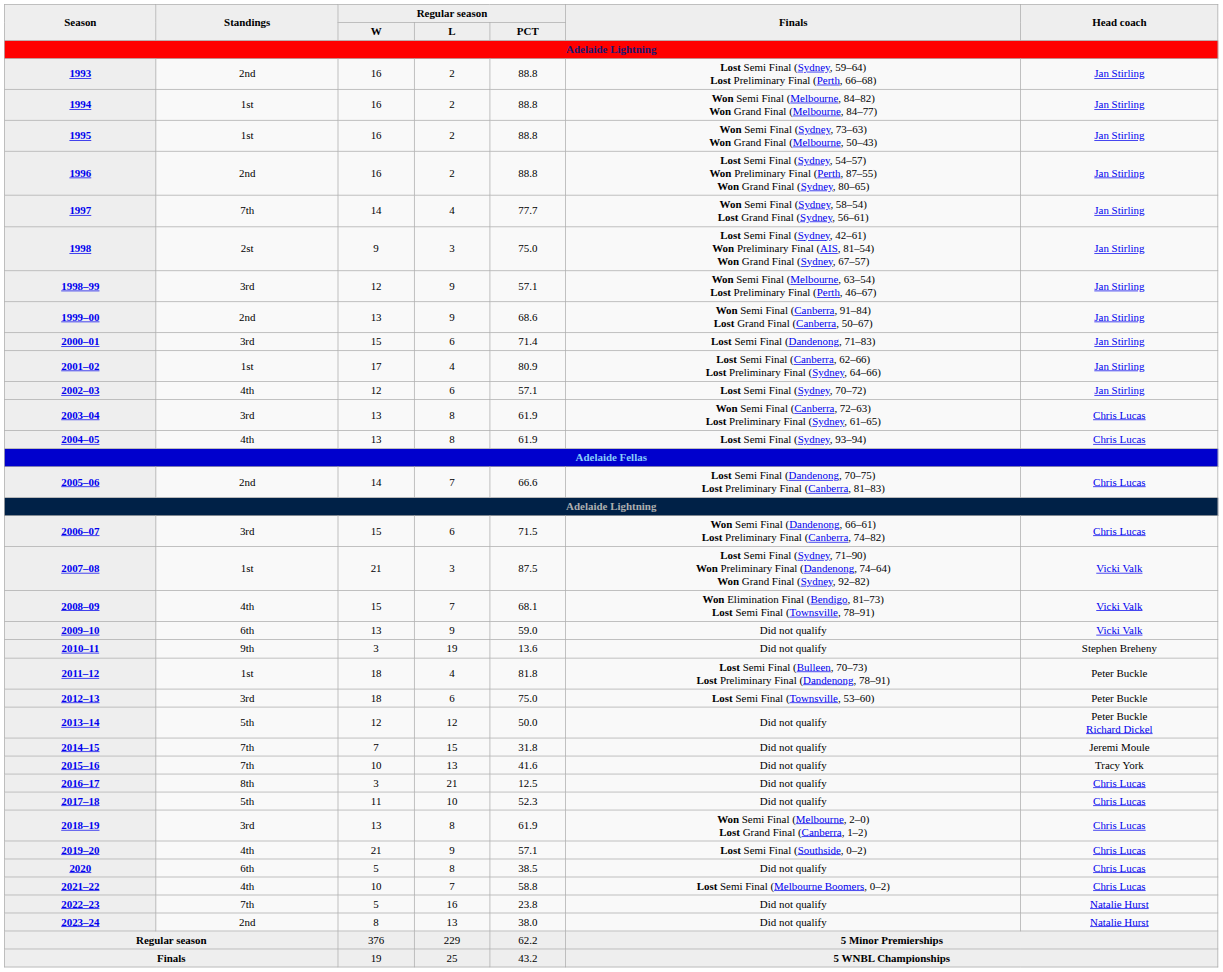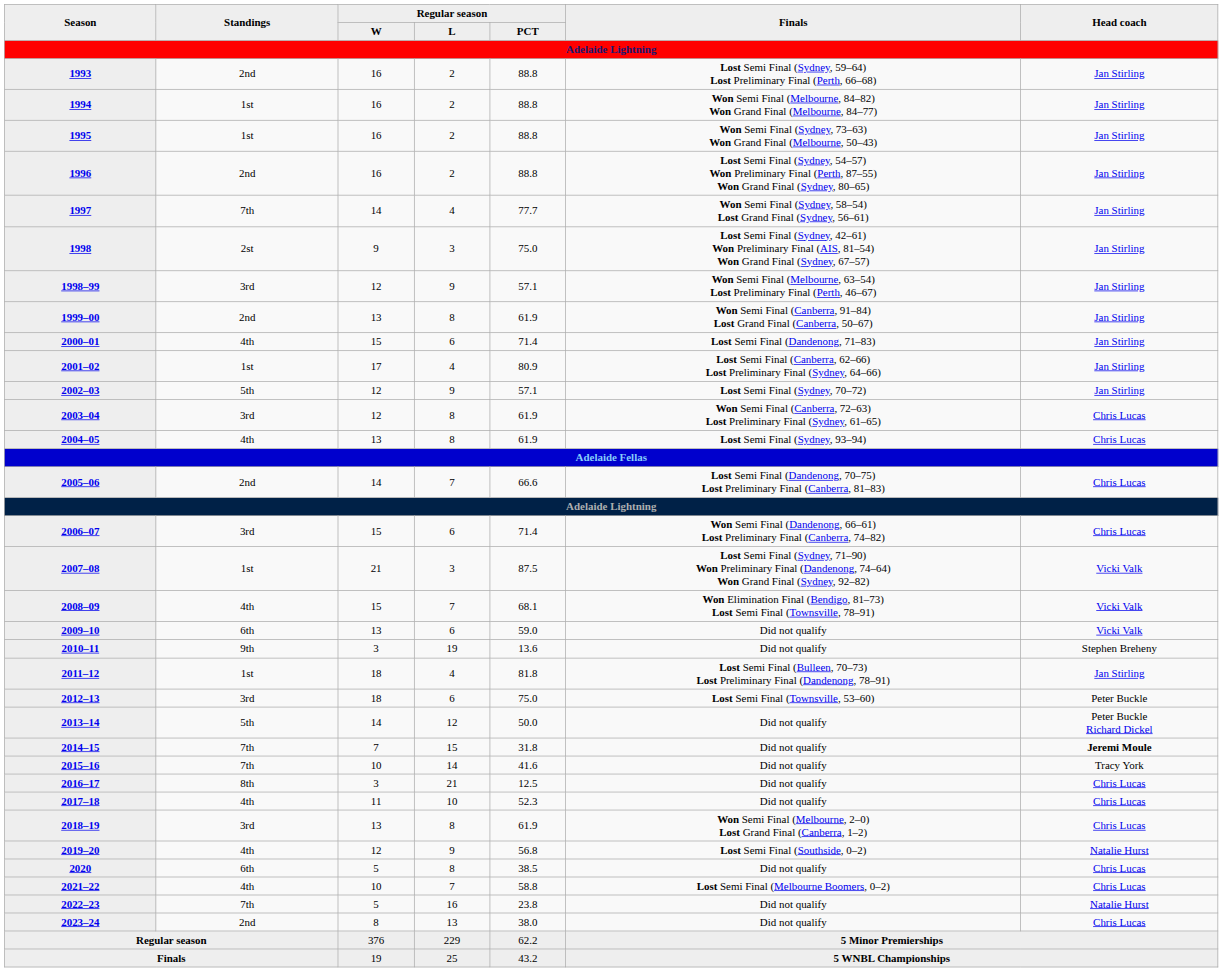(452, 317) 9 -> (452, 317) 8
(528, 317) 68.6 -> (528, 317) 61.9
(247, 341) 3rd -> (247, 341) 4th
(247, 390) 4th -> (247, 390) 5th
(452, 390) 6 -> (452, 390) 9
(376, 415) 13 -> (376, 415) 12
(528, 531) 71.5 -> (528, 531) 71.4
(452, 631) 9 -> (452, 631) 6
(1119, 673) Peter Buckle -> (1119, 673) Jan Stirling
(376, 722) 12 -> (376, 722) 14
(1119, 747) normal -> (1119, 747) bold
(452, 765) 13 -> (452, 765) 14
(247, 801) 5th -> (247, 801) 4th
(376, 850) 21 -> (376, 850) 12
(528, 850) 57.1 -> (528, 850) 56.8
(1119, 850) Chris Lucas -> (1119, 850) Natalie Hurst
(1119, 922) Natalie Hurst -> (1119, 922) Chris Lucas
